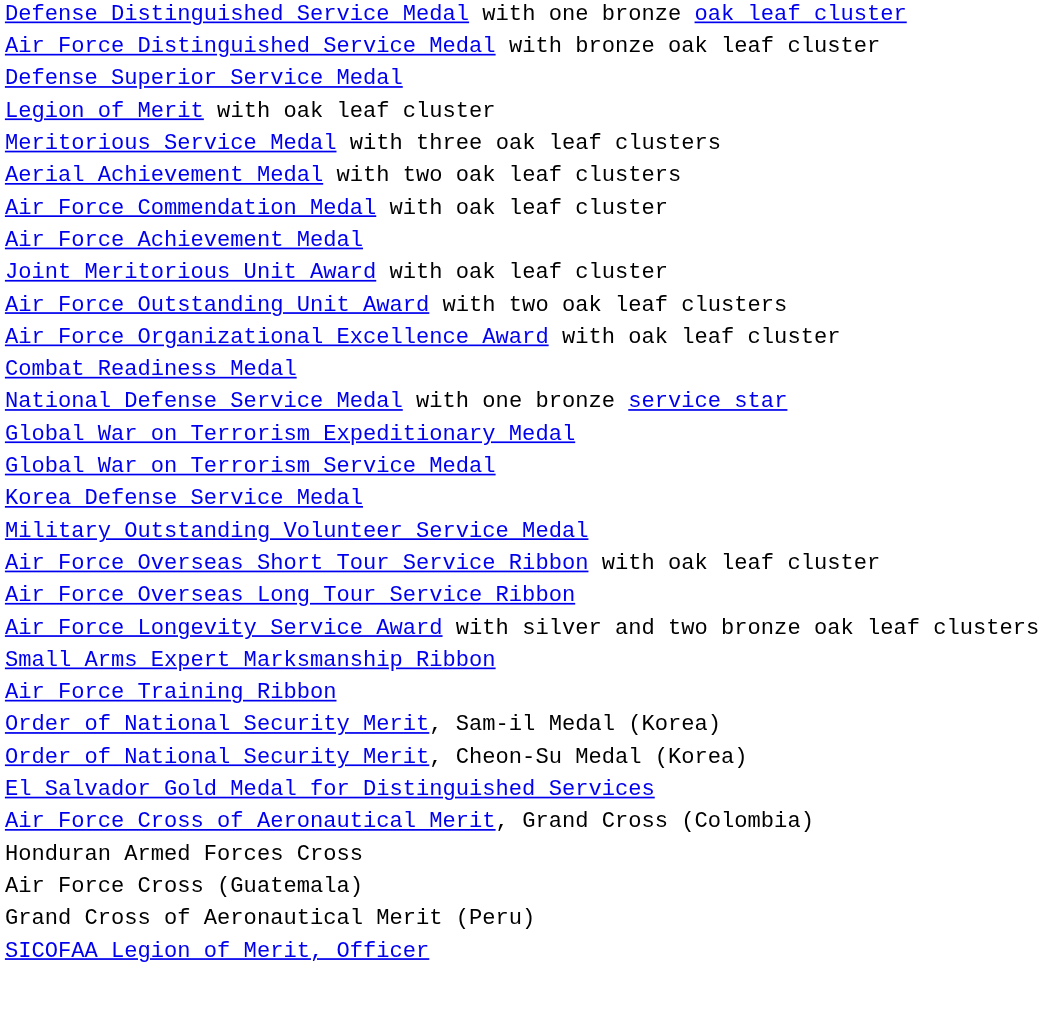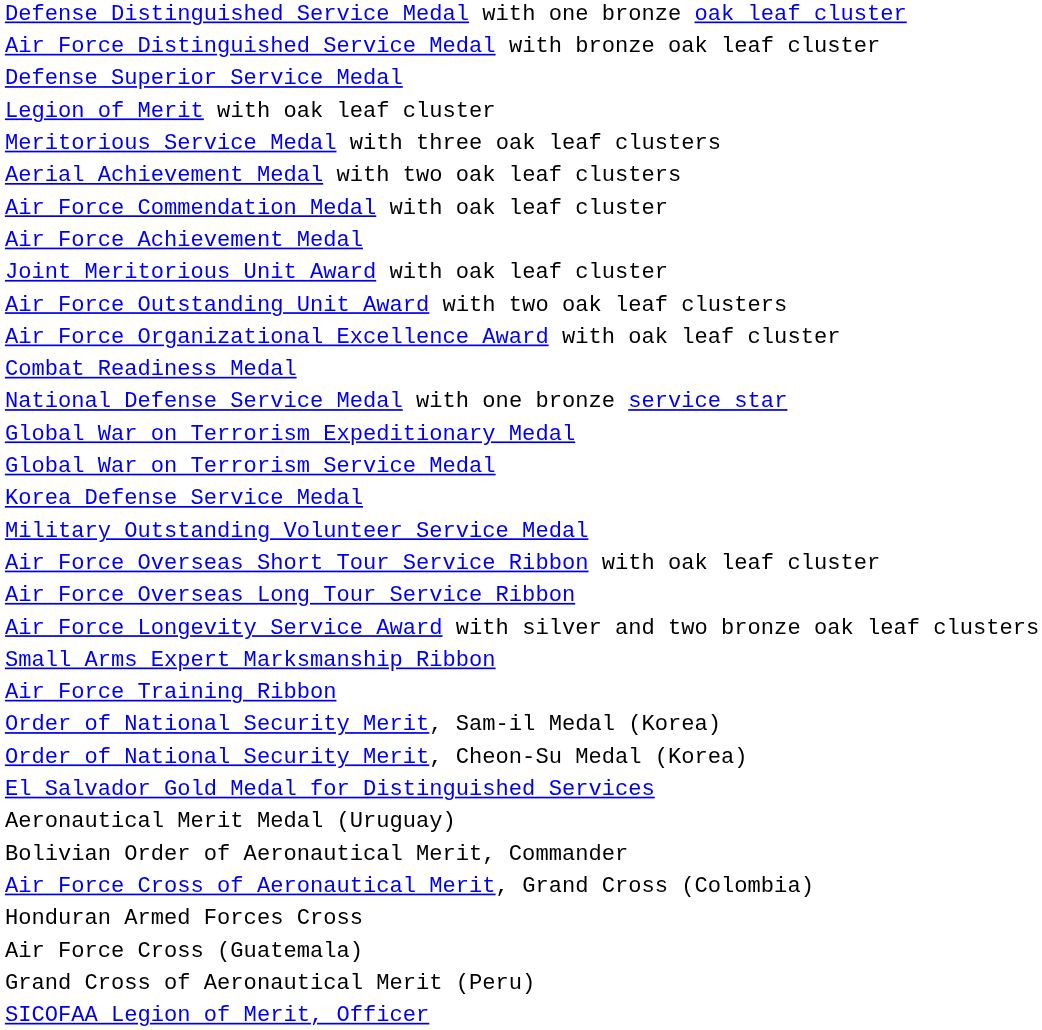+ row: (230, 821)
+ row: (317, 854)
